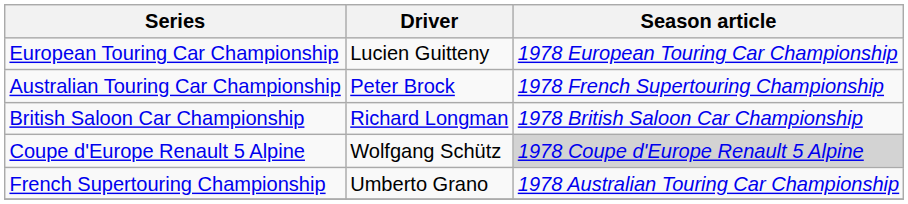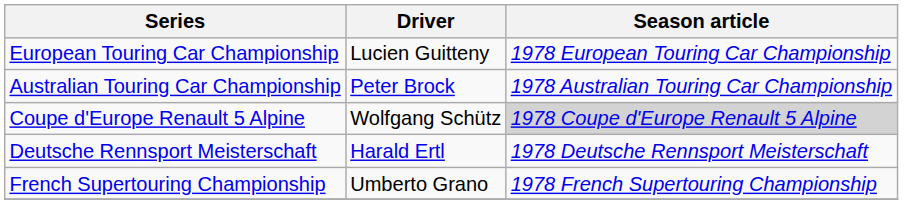(701, 86) 1978 French Supertouring Championship -> (701, 86) 1978 Australian Touring Car Championship
- row: (157, 118)
+ row: (163, 151)
(708, 183) 1978 Australian Touring Car Championship -> (694, 183) 1978 French Supertouring Championship
